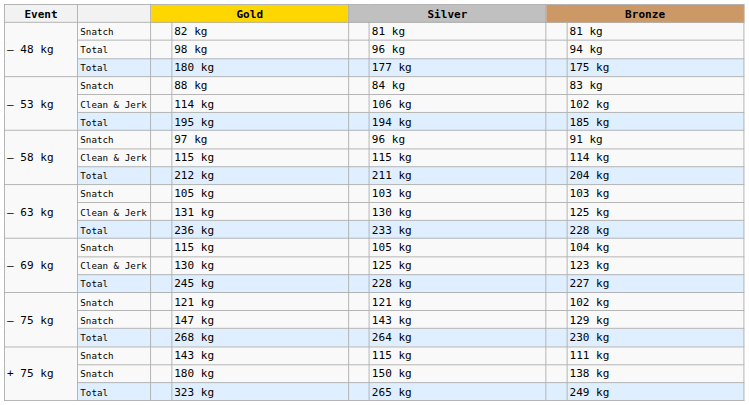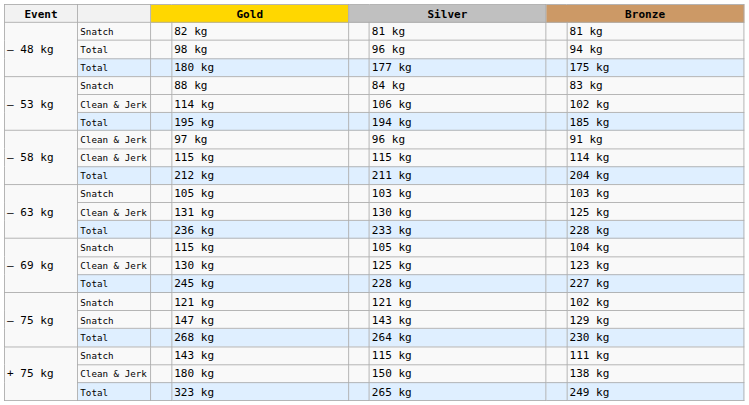(97, 140) Snatch -> (114, 140) Clean & Jerk
(97, 374) Snatch -> (114, 374) Clean & Jerk
